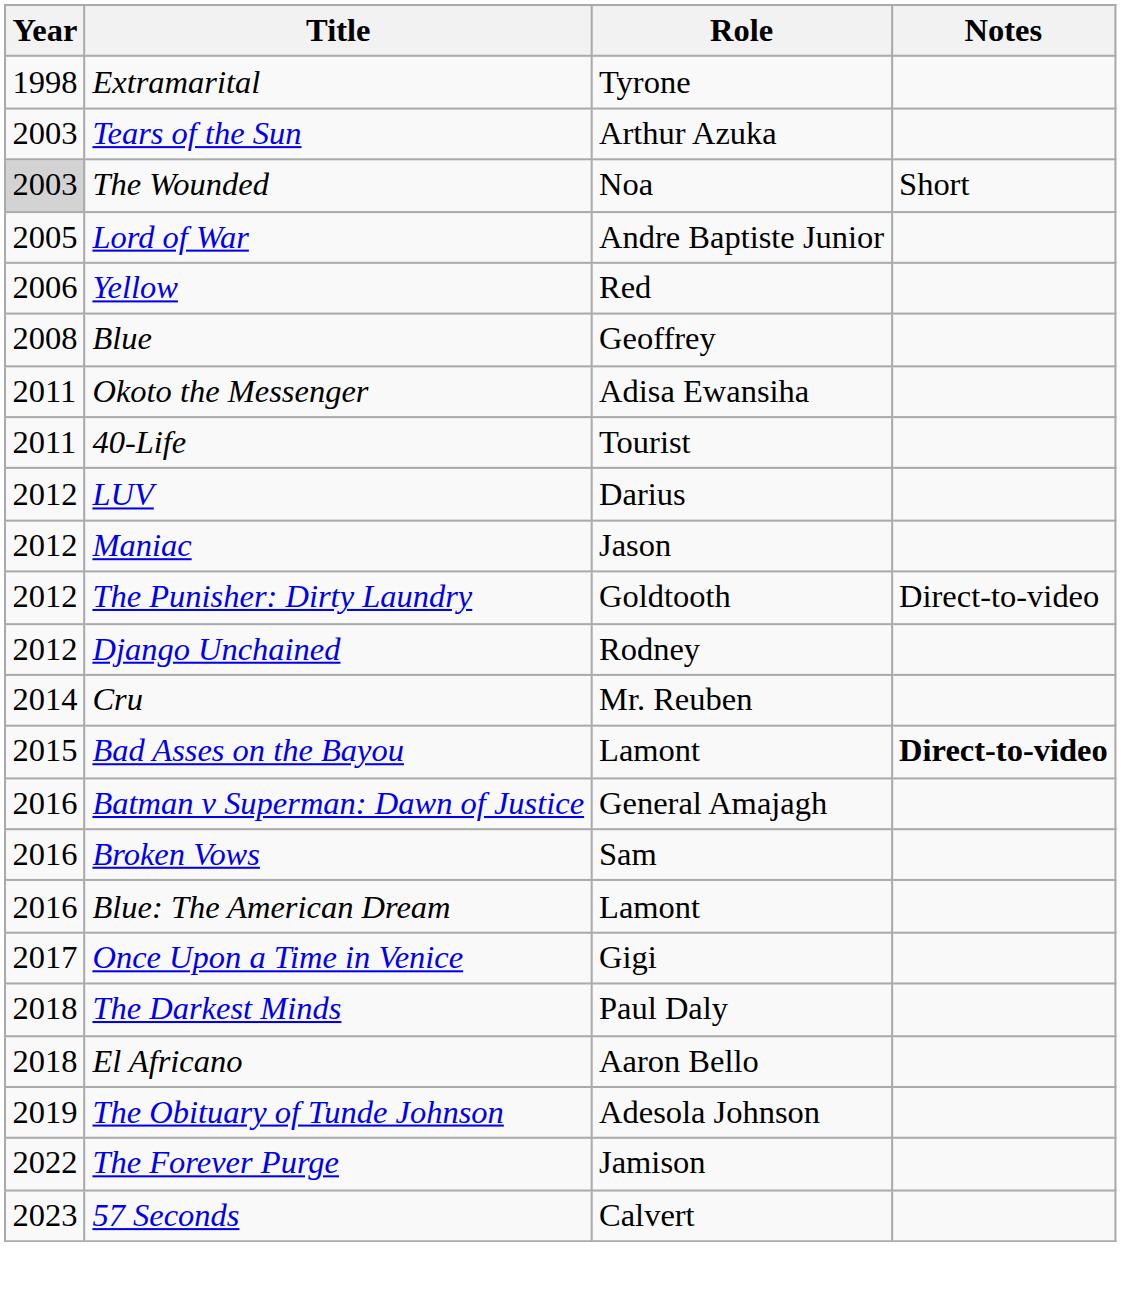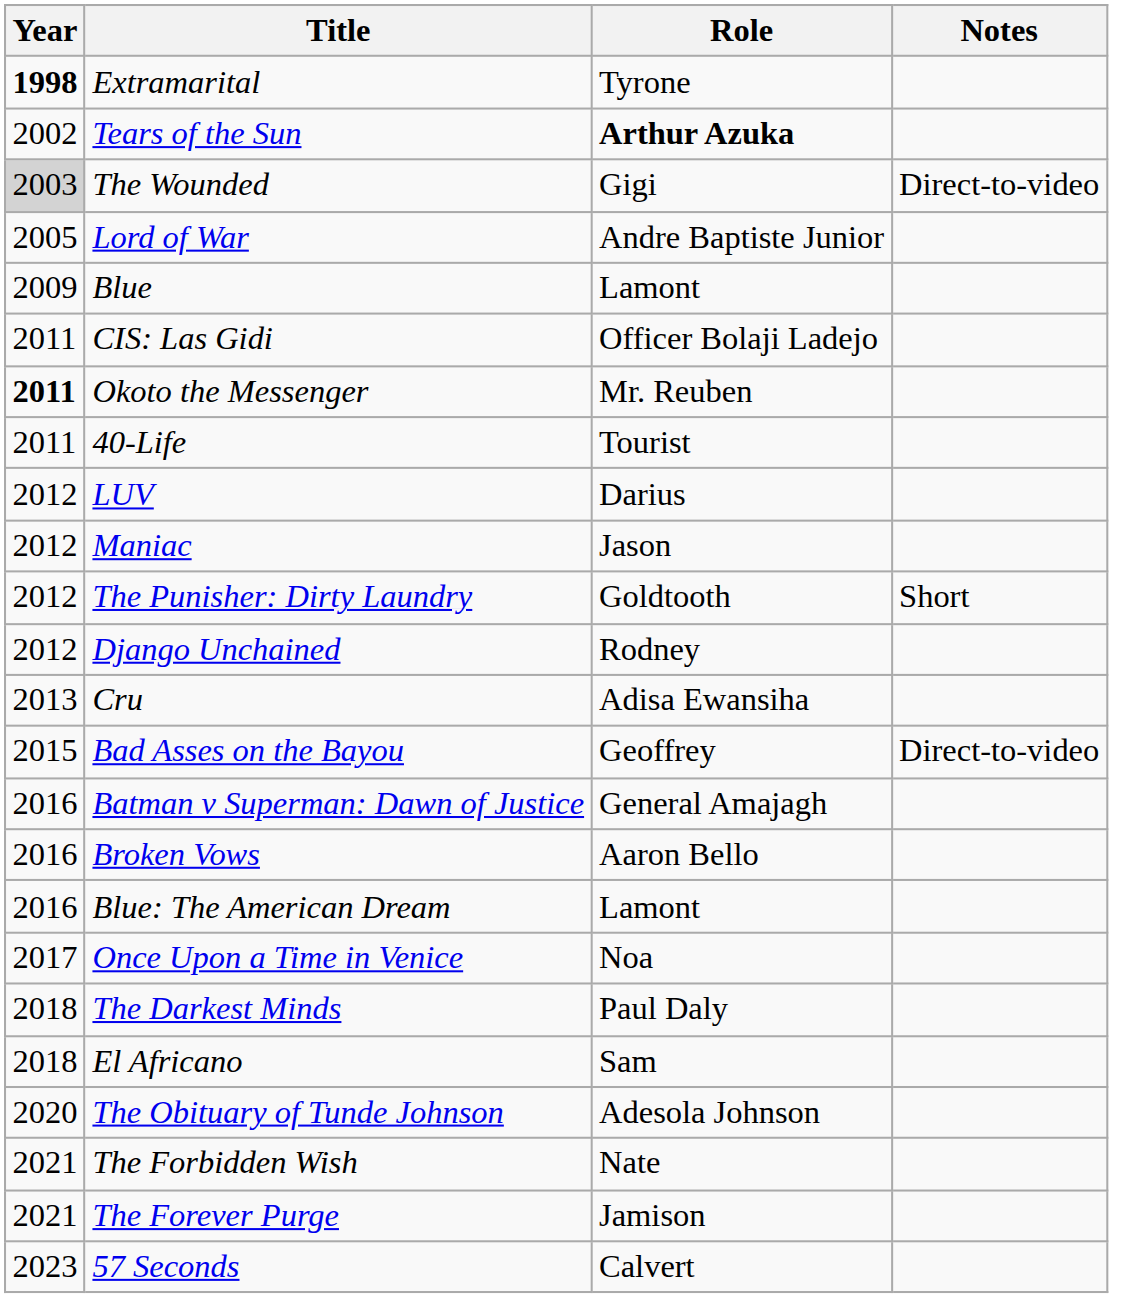(45, 81) normal -> (45, 81) bold
(45, 133) 2003 -> (45, 133) 2002
(688, 133) normal -> (697, 133) bold
(626, 184) Noa -> (628, 184) Gigi
(934, 184) Short -> (999, 184) Direct-to-video
- row: (135, 287)
(45, 339) 2008 -> (45, 287) 2009
(657, 339) Geoffrey -> (650, 287) Lamont
+ row: (183, 339)
(44, 390) normal -> (44, 390) bold
(704, 390) Adisa Ewansiha -> (676, 390) Mr. Reuben
(999, 596) Direct-to-video -> (934, 596) Short
(45, 699) 2014 -> (45, 699) 2013
(676, 699) Mr. Reuben -> (704, 699) Adisa Ewansiha
(650, 751) Lamont -> (657, 751) Geoffrey
(1003, 751) bold -> (999, 751) normal
(628, 854) Sam -> (679, 854) Aaron Bello
(628, 957) Gigi -> (626, 957) Noa
(679, 1060) Aaron Bello -> (628, 1060) Sam
(45, 1111) 2019 -> (45, 1111) 2020
+ row: (225, 1163)
(45, 1163) 2022 -> (45, 1215) 2021
